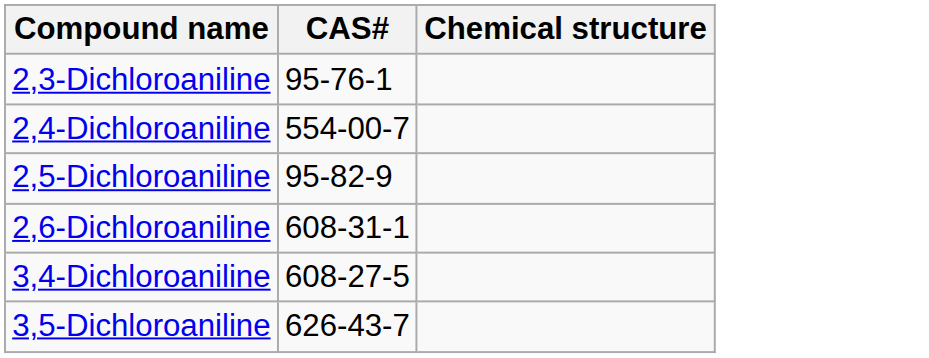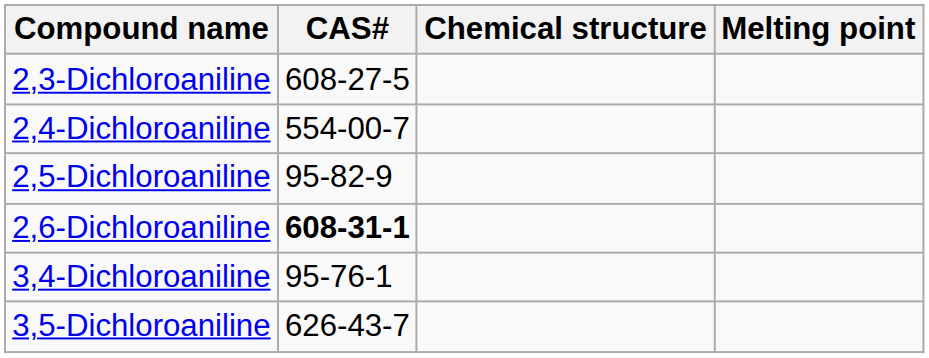+ column: (818, 29)
(339, 78) 95-76-1 -> (347, 78) 608-27-5
(347, 227) normal -> (347, 227) bold
(347, 276) 608-27-5 -> (339, 276) 95-76-1
